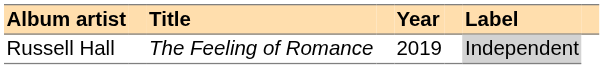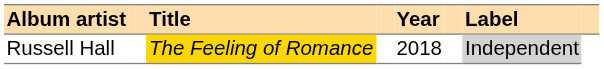(261, 48) no background -> (261, 48) gold background
(419, 48) 2019 -> (419, 48) 2018
